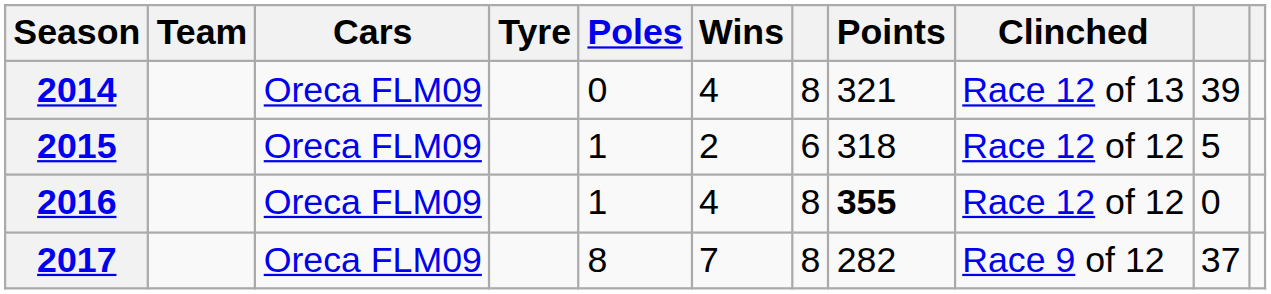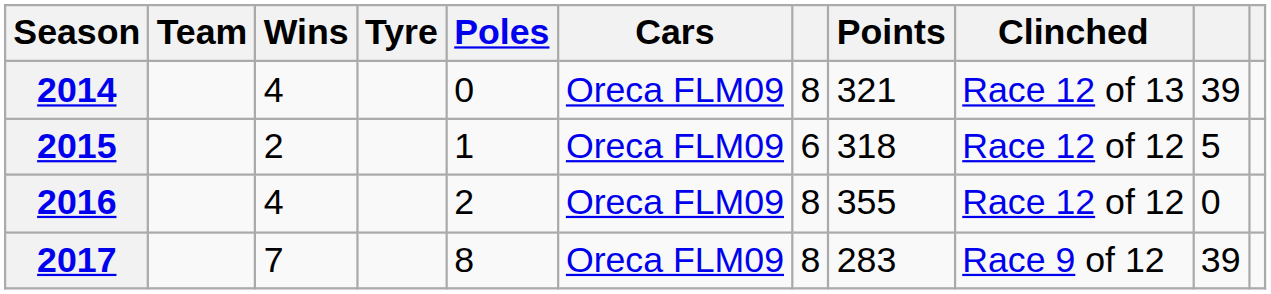columns swapped: (373, 32) <-> (742, 32)
(597, 202) 1 -> (464, 202) 2
(867, 202) bold -> (867, 202) normal
(867, 259) 282 -> (867, 259) 283
(1221, 259) 37 -> (1221, 259) 39
